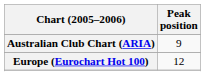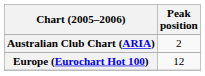(179, 43) 9 -> (179, 43) 2
